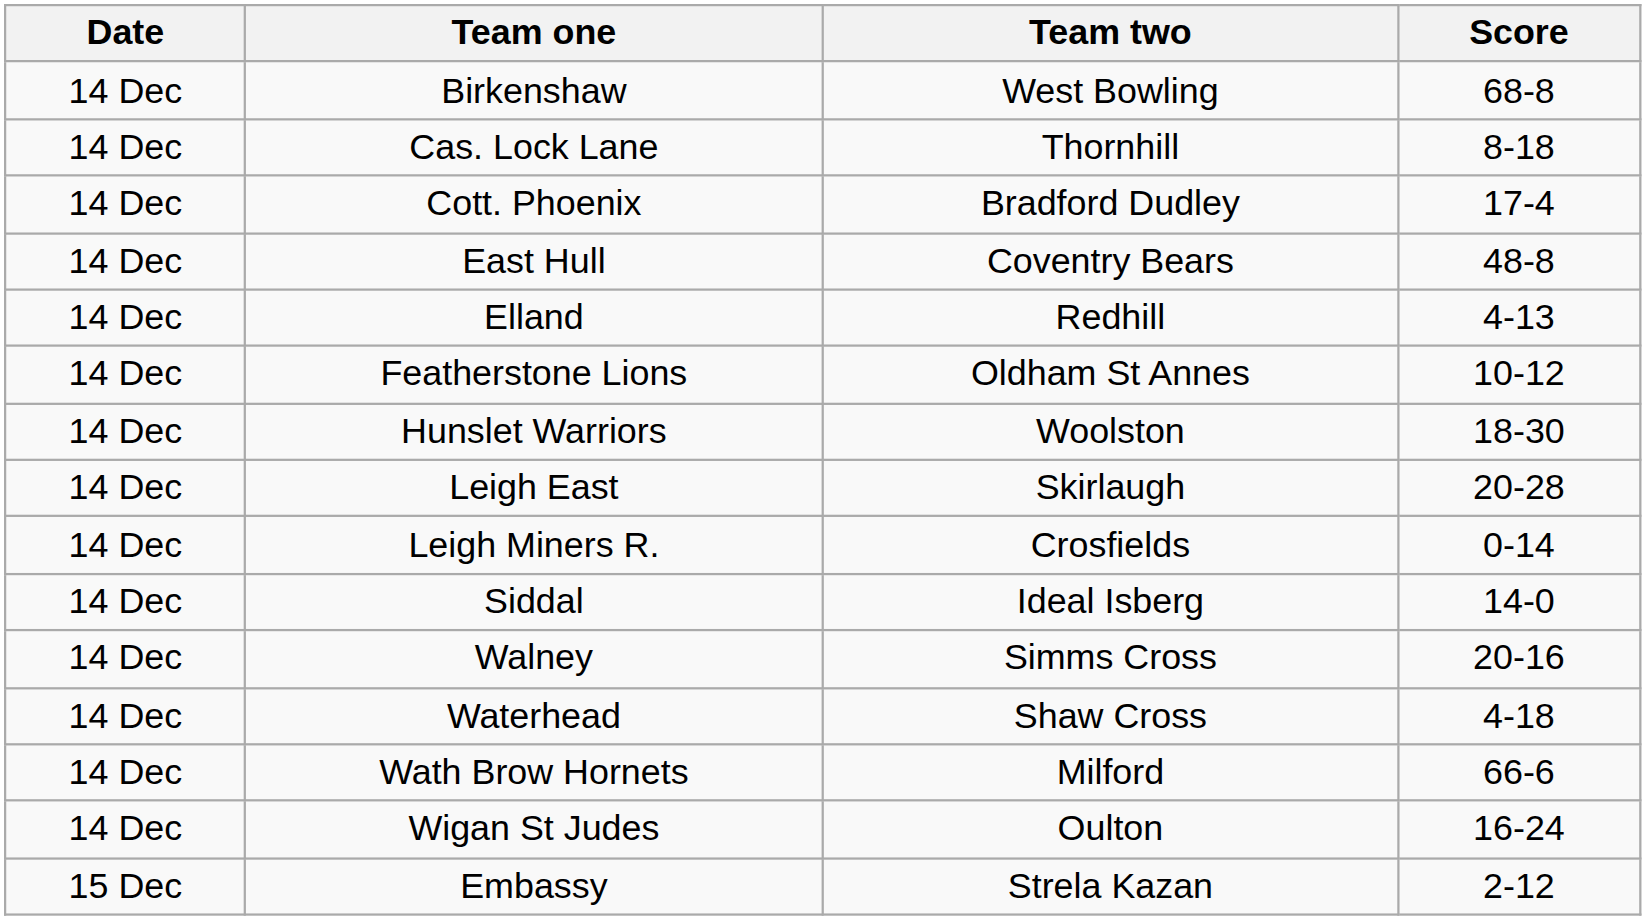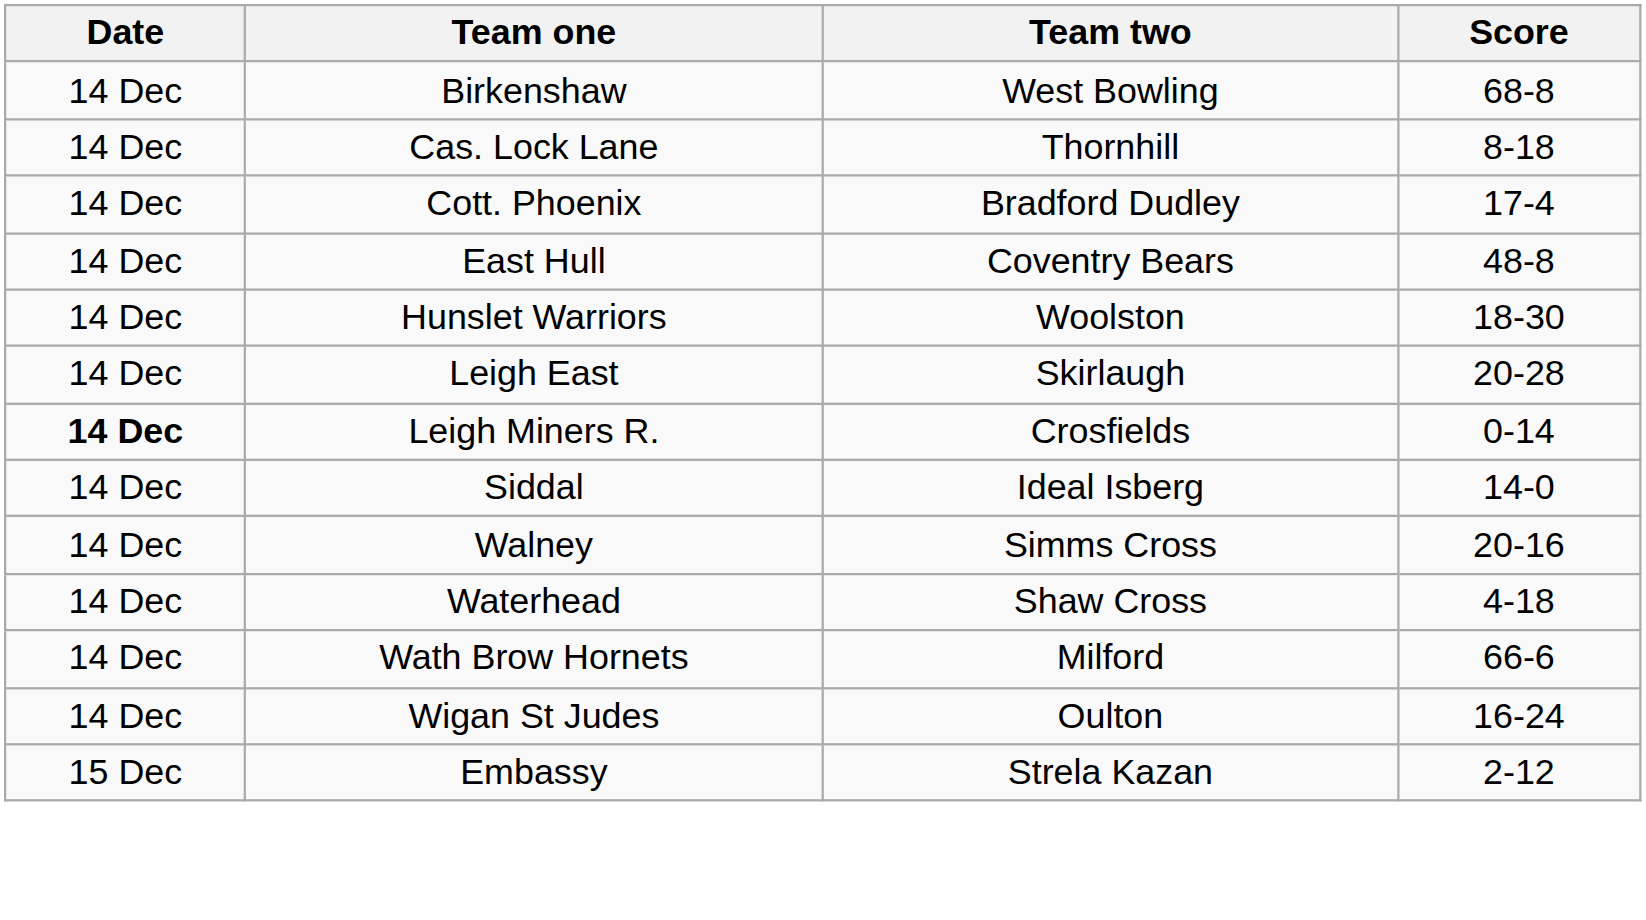- row: (534, 317)
- row: (534, 373)
(125, 544) normal -> (125, 430) bold
